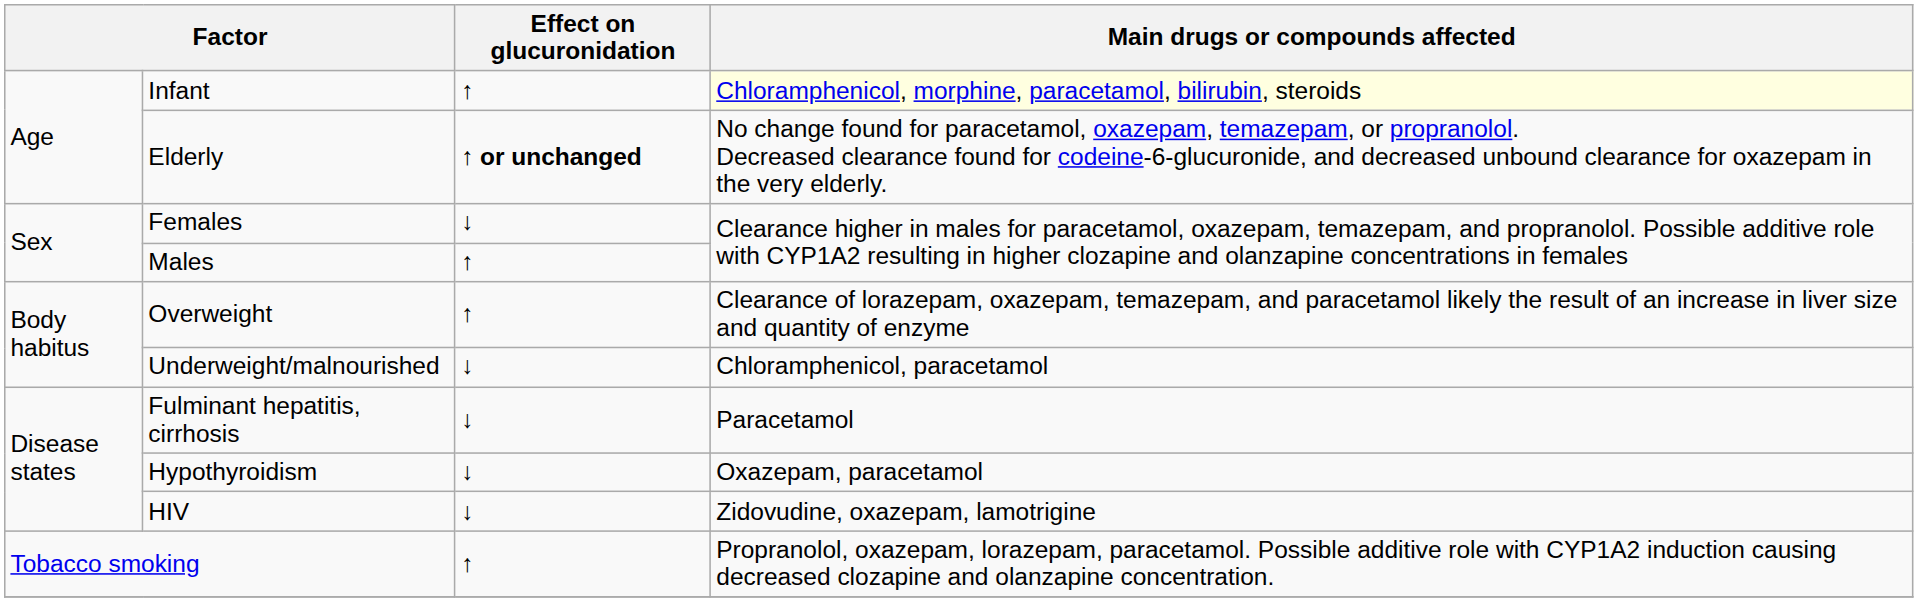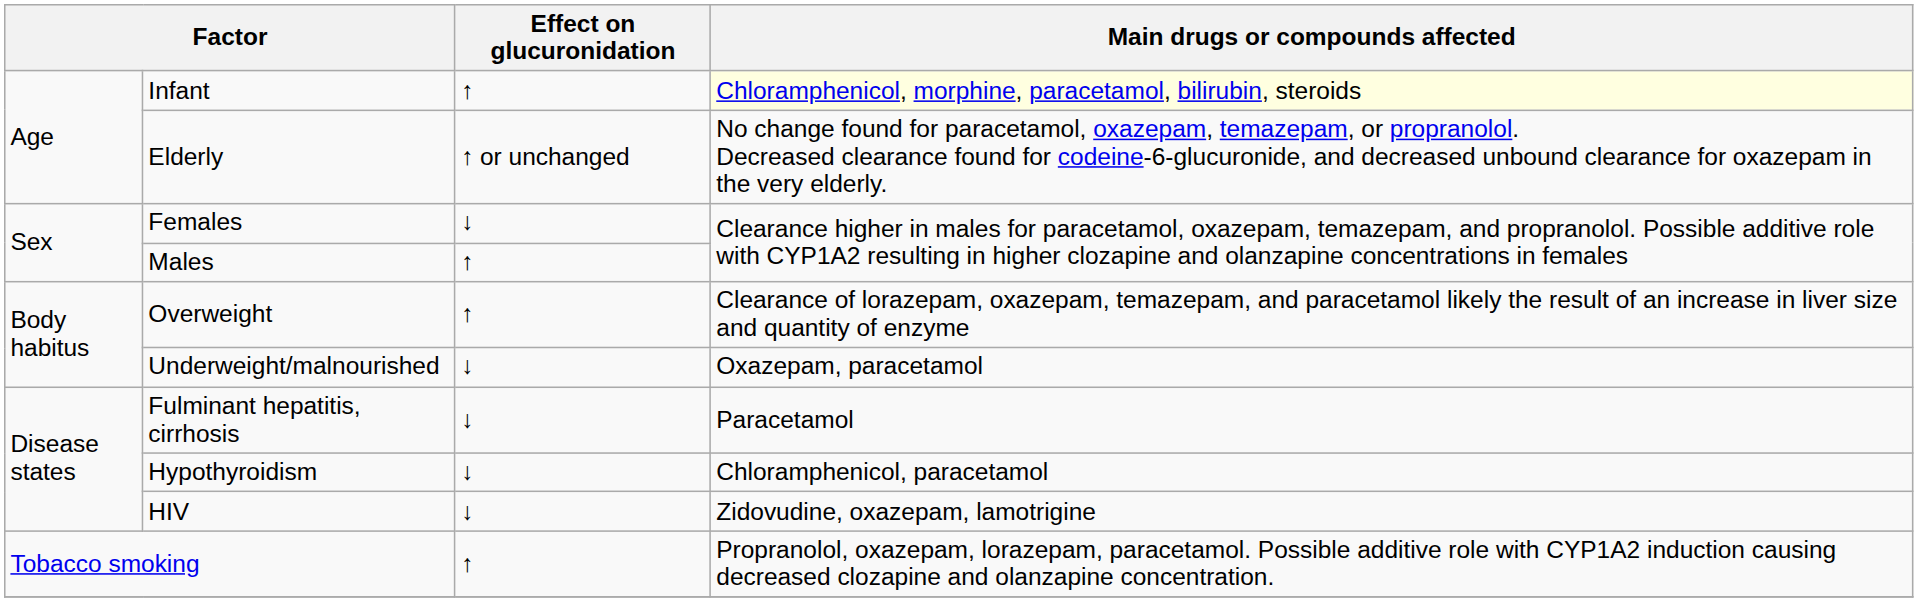(551, 156) bold -> (545, 156) normal
(882, 367) Chloramphenicol, paracetamol -> (850, 367) Oxazepam, paracetamol
(850, 472) Oxazepam, paracetamol -> (882, 472) Chloramphenicol, paracetamol
